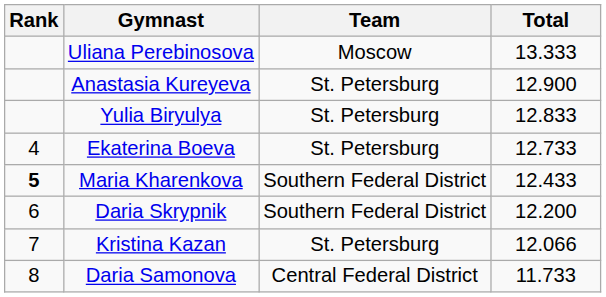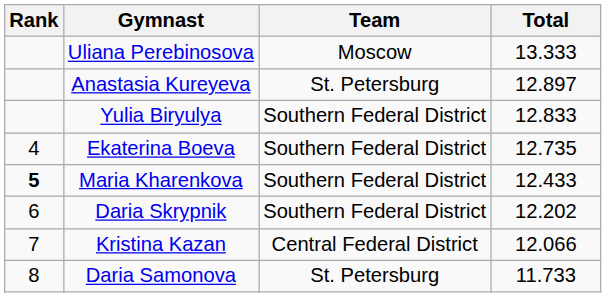(546, 84) 12.900 -> (546, 84) 12.897
(375, 116) St. Petersburg -> (375, 116) Southern Federal District
(375, 148) St. Petersburg -> (375, 148) Southern Federal District
(546, 148) 12.733 -> (546, 148) 12.735
(546, 212) 12.200 -> (546, 212) 12.202
(375, 244) St. Petersburg -> (375, 244) Central Federal District
(375, 276) Central Federal District -> (375, 276) St. Petersburg
